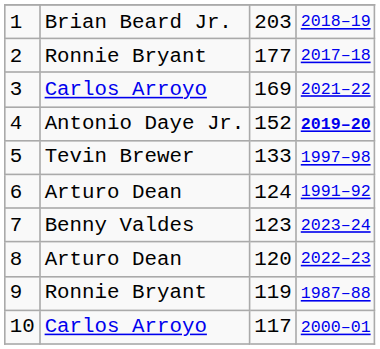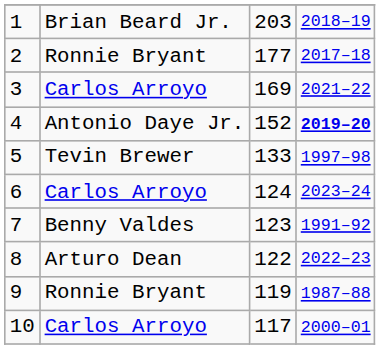(113, 191) Arturo Dean -> (126, 191) Carlos Arroyo
(336, 191) 1991–92 -> (336, 191) 2023–24
(336, 225) 2023–24 -> (336, 225) 1991–92
(273, 259) 120 -> (273, 259) 122
